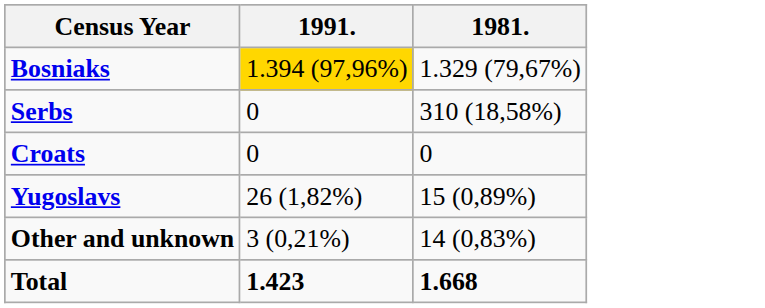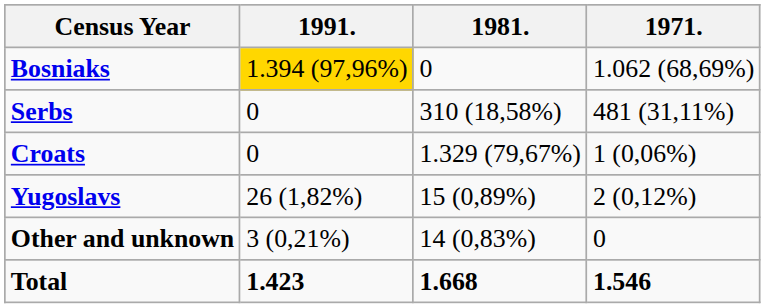+ column: (674, 25)
(500, 68) 1.329 (79,67%) -> (426, 68) 0
(426, 153) 0 -> (500, 153) 1.329 (79,67%)
